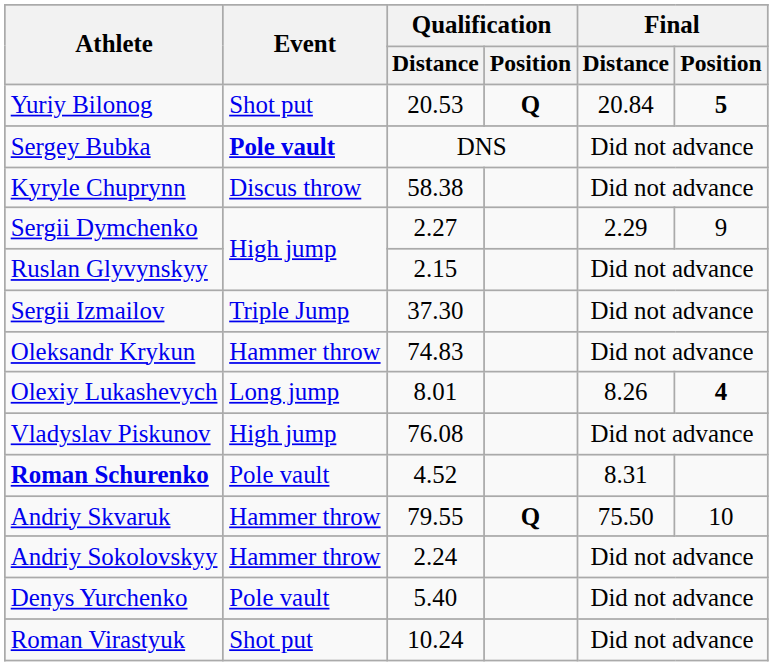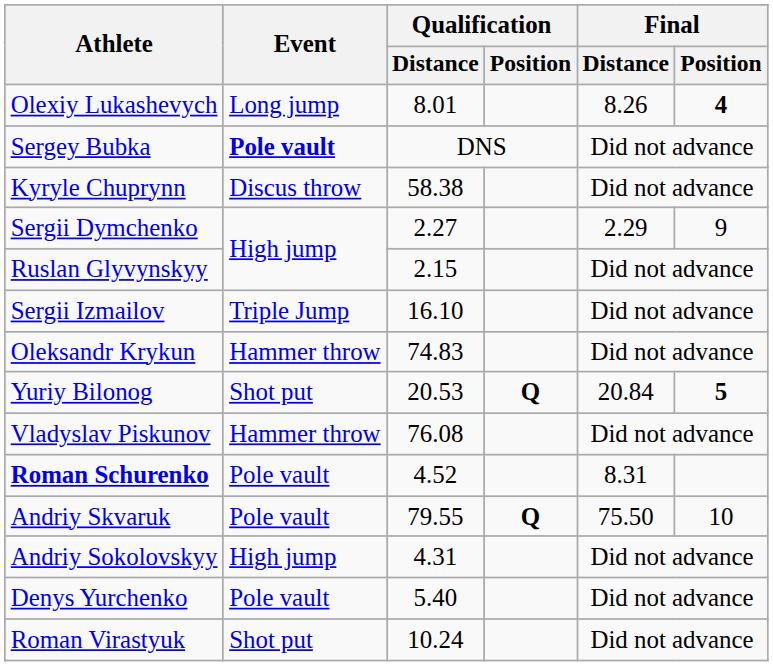rows swapped: (82, 105) <-> (114, 393)
(435, 310) 37.30 -> (435, 310) 16.10
(283, 434) High jump -> (305, 434) Hammer throw
(305, 516) Hammer throw -> (279, 516) Pole vault
(305, 557) Hammer throw -> (283, 557) High jump
(435, 557) 2.24 -> (435, 557) 4.31
